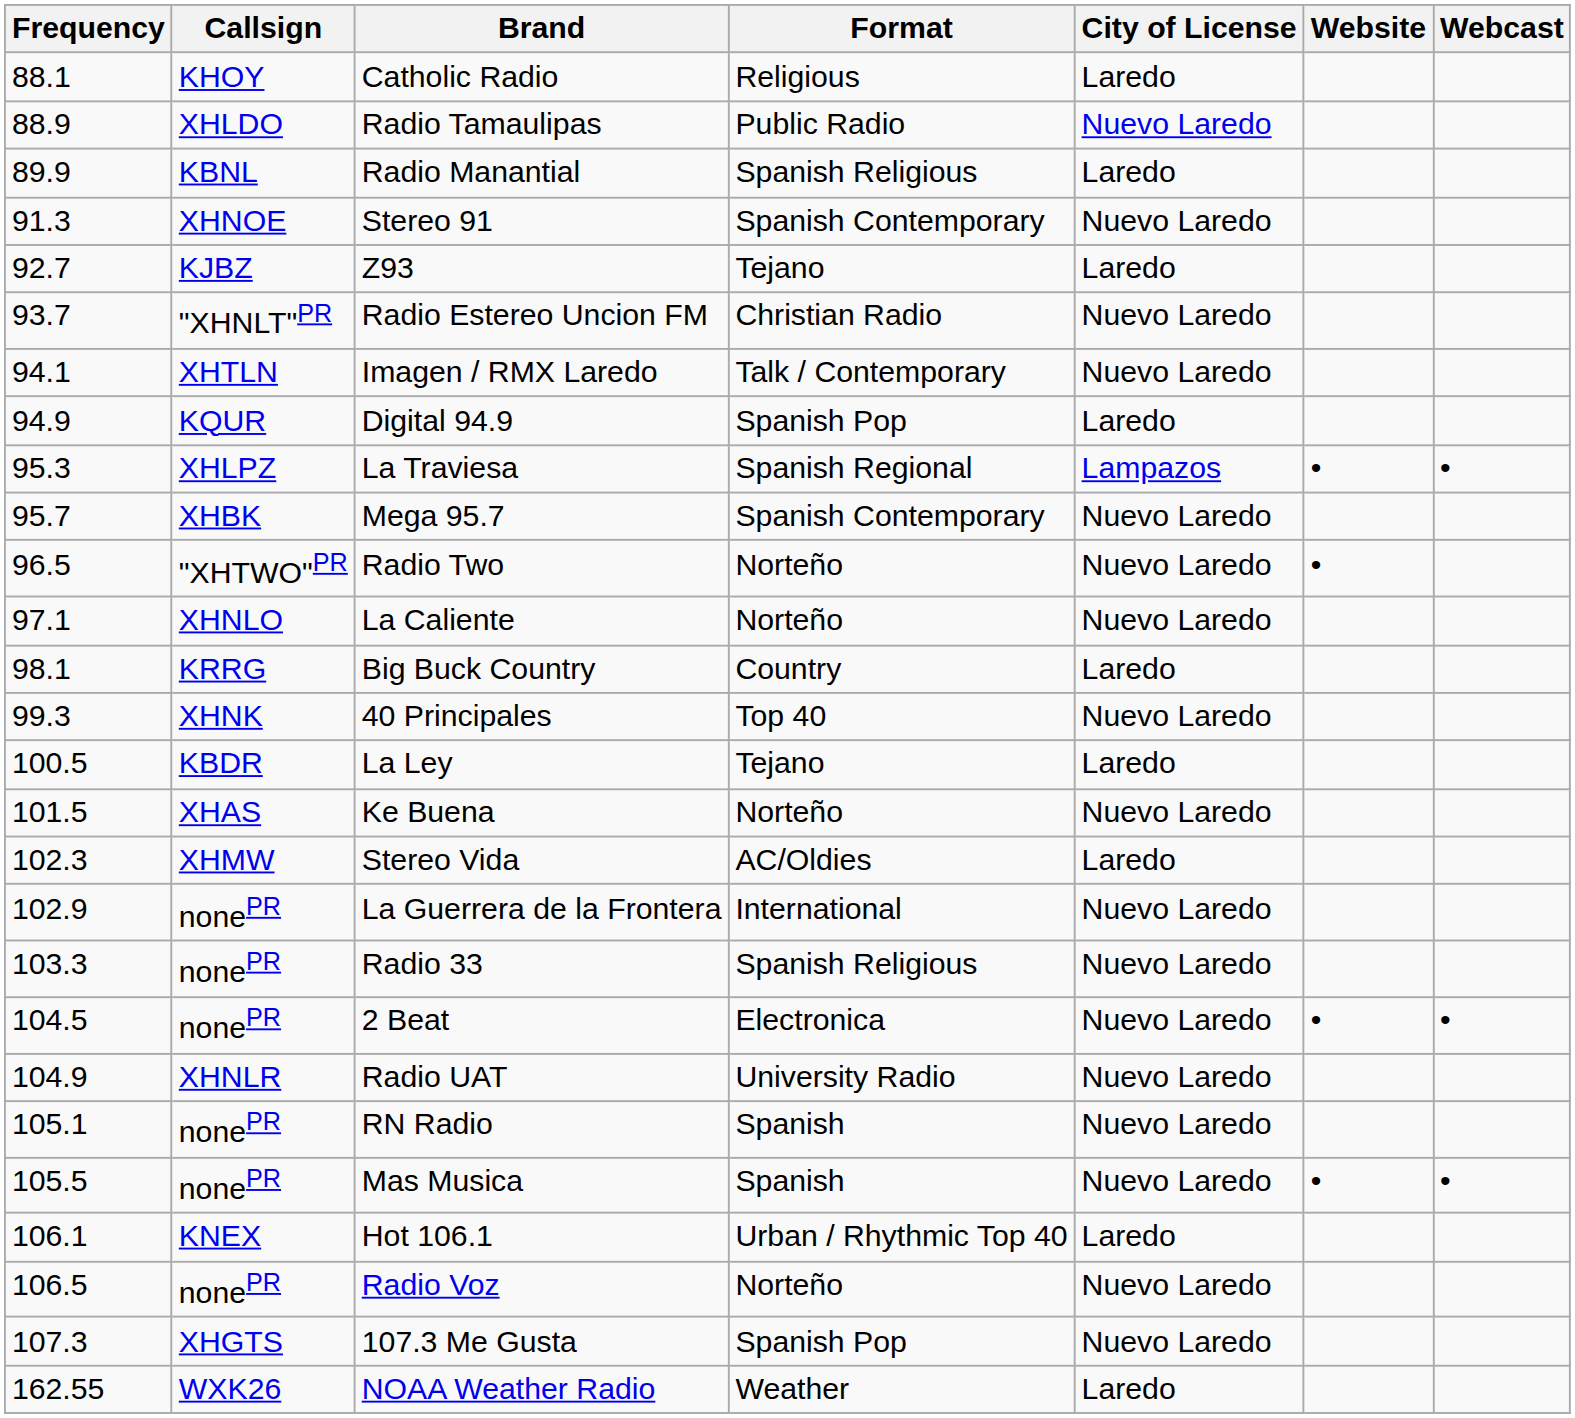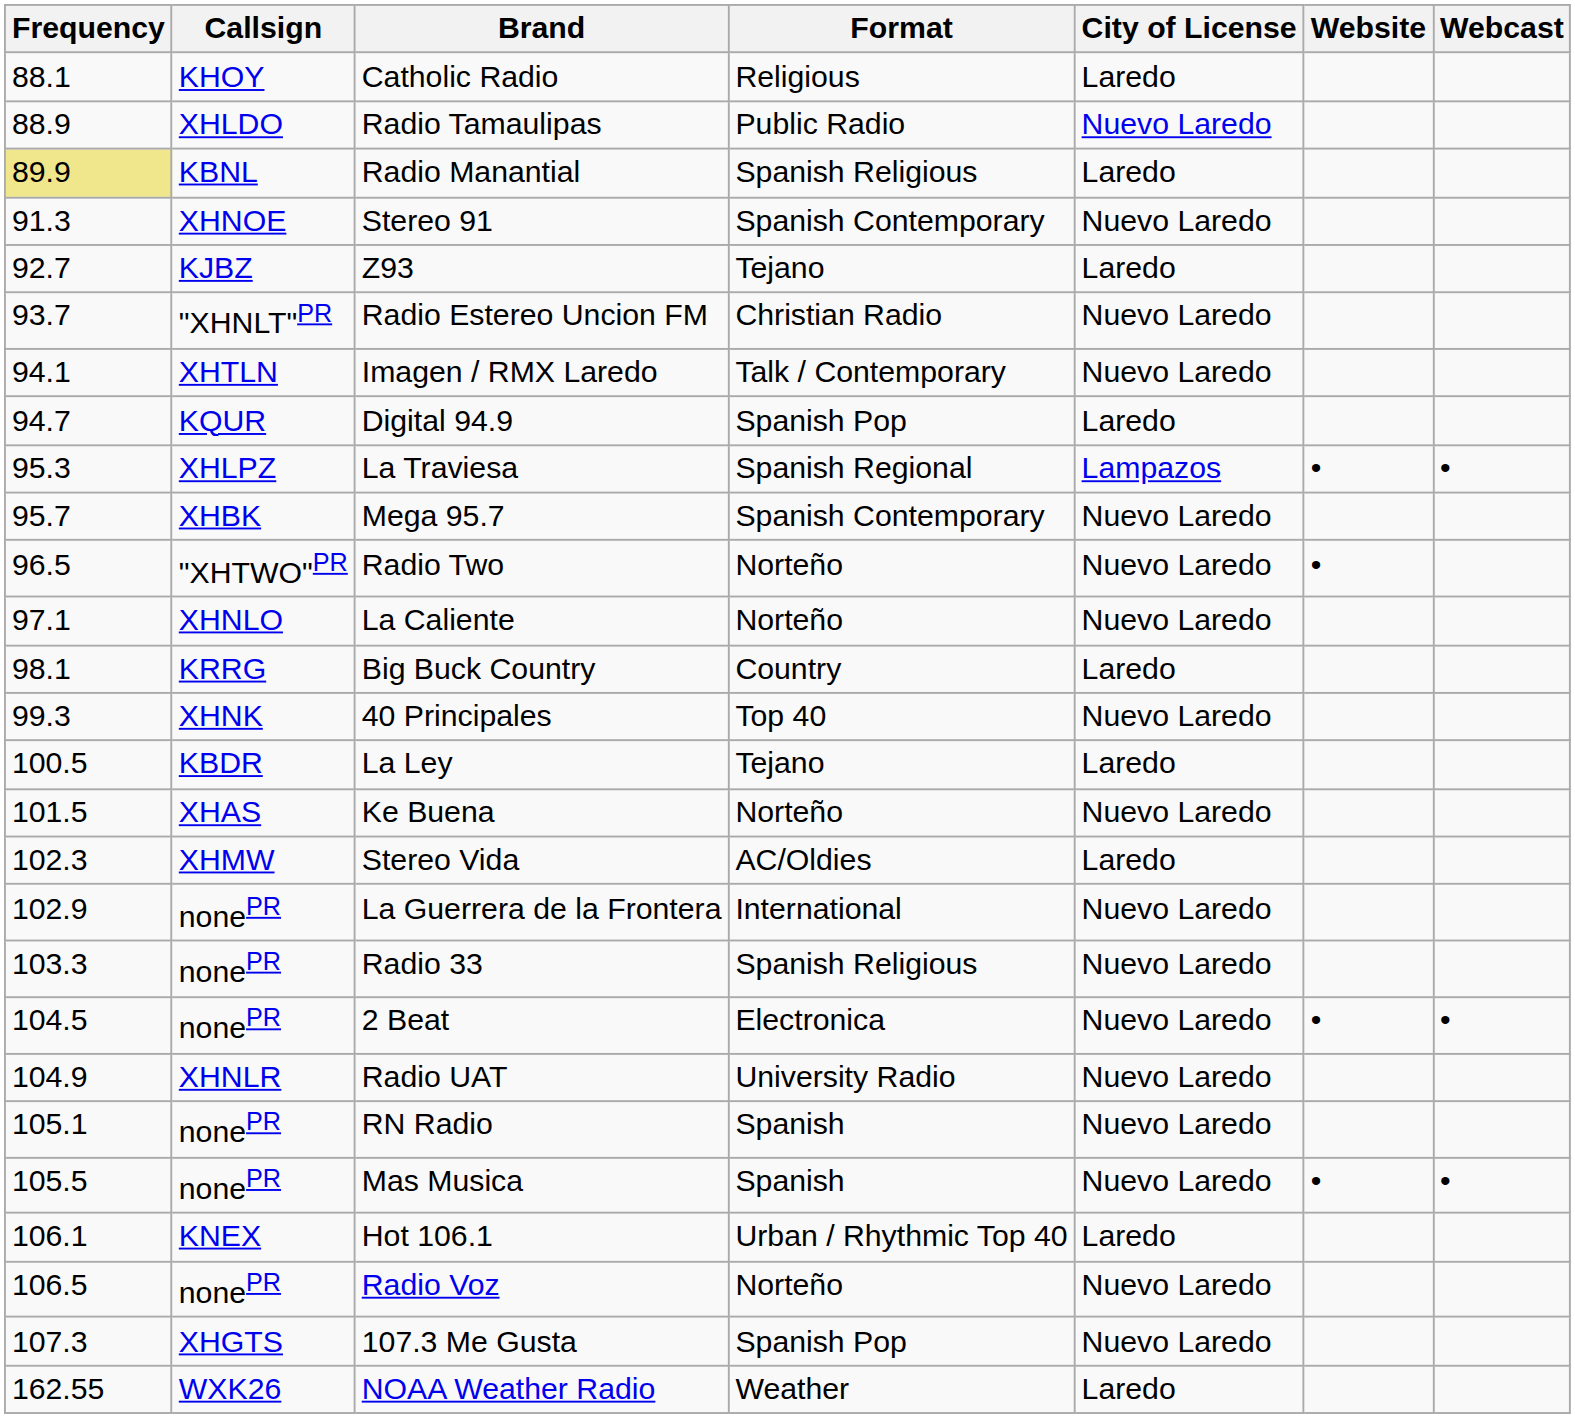(41, 172) no background -> (41, 172) khaki background
(41, 420) 94.9 -> (41, 420) 94.7
